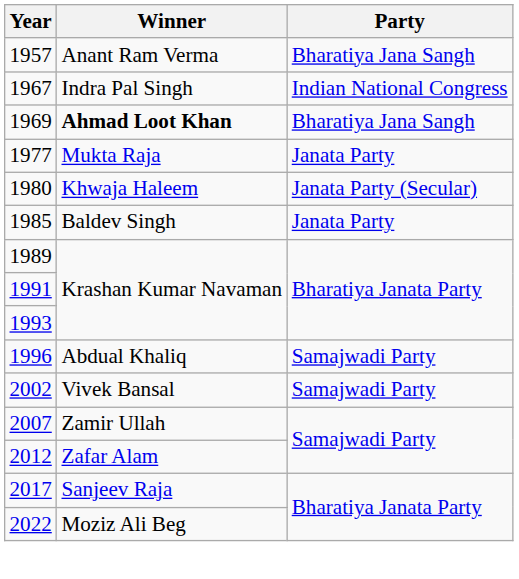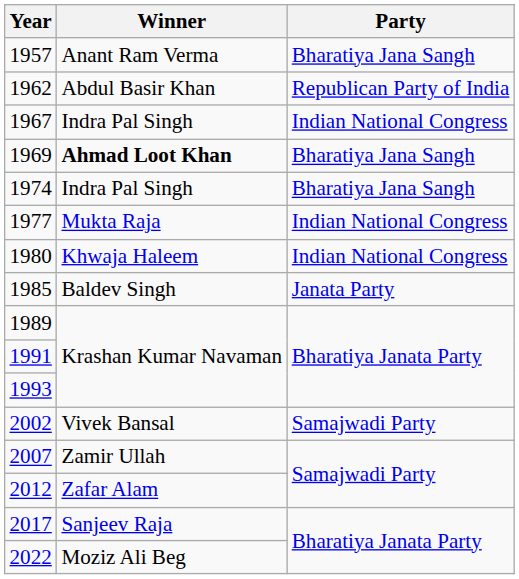+ row: (31, 88)
+ row: (31, 188)
(343, 155) Janata Party -> (400, 222) Indian National Congress
(384, 188) Janata Party (Secular) -> (400, 255) Indian National Congress
- row: (31, 356)
